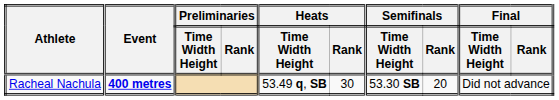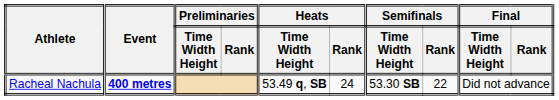(347, 85) 30 -> (347, 85) 24
(440, 85) 20 -> (440, 85) 22
